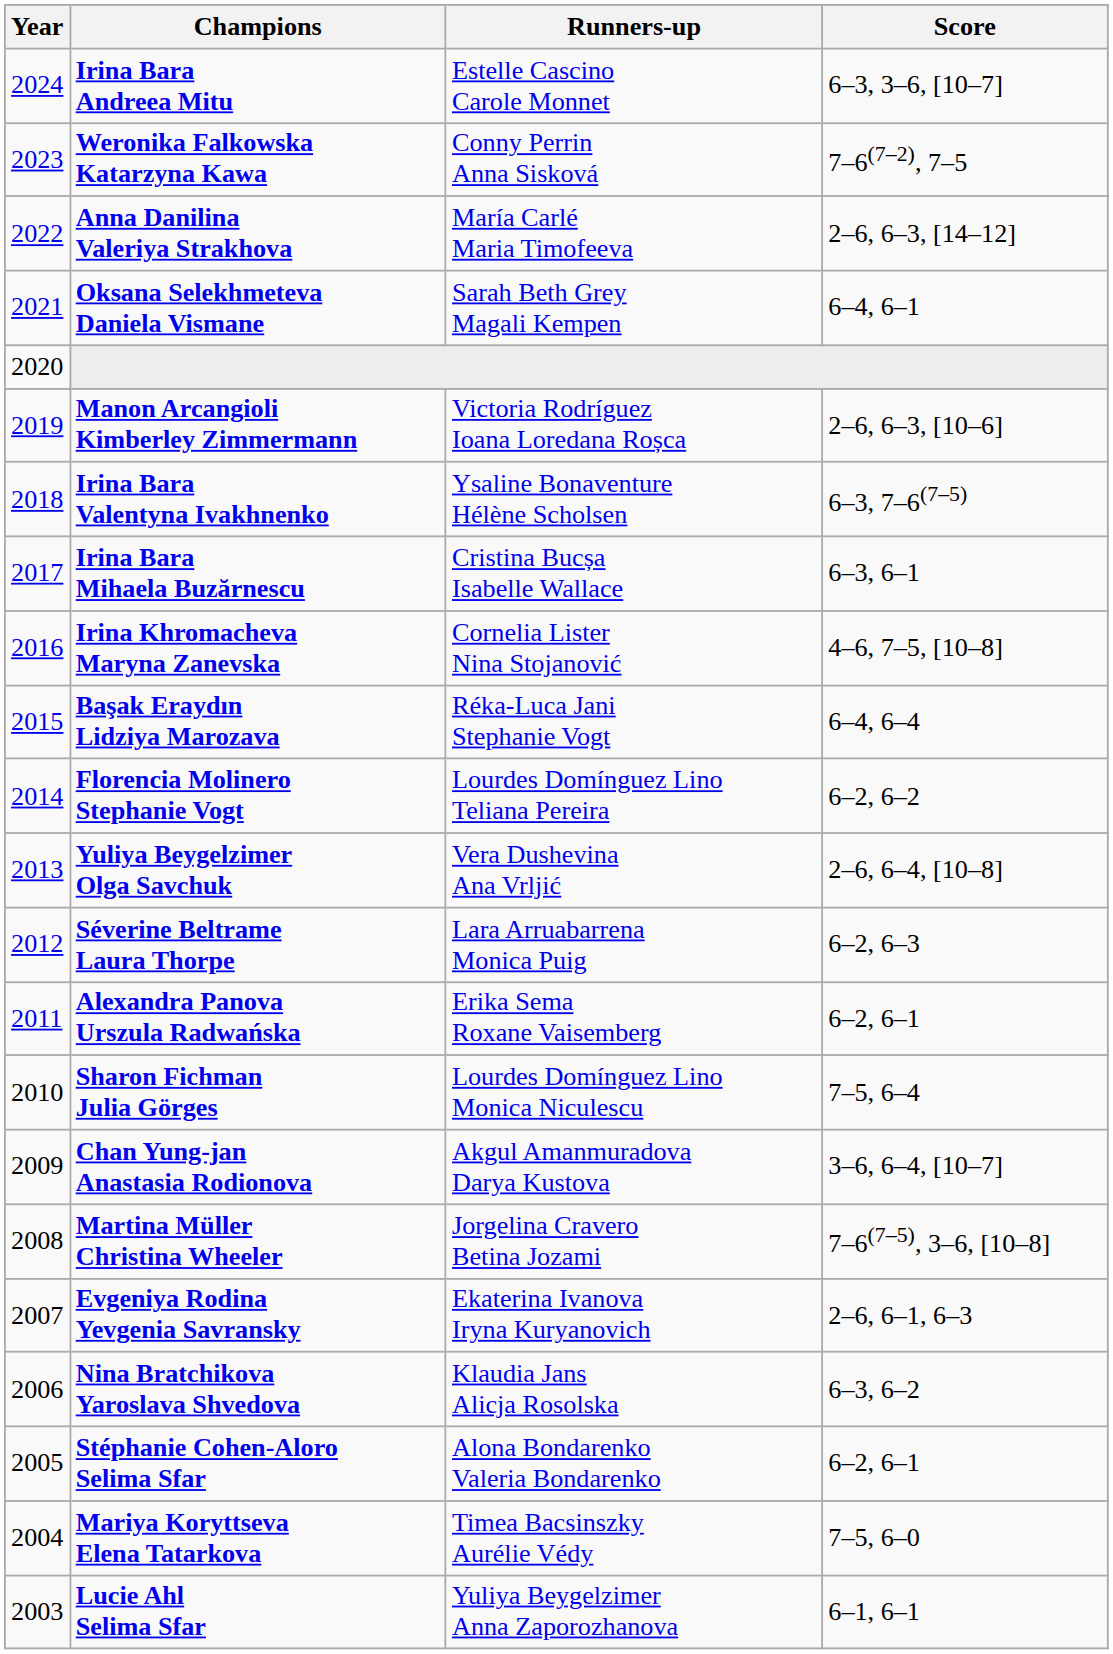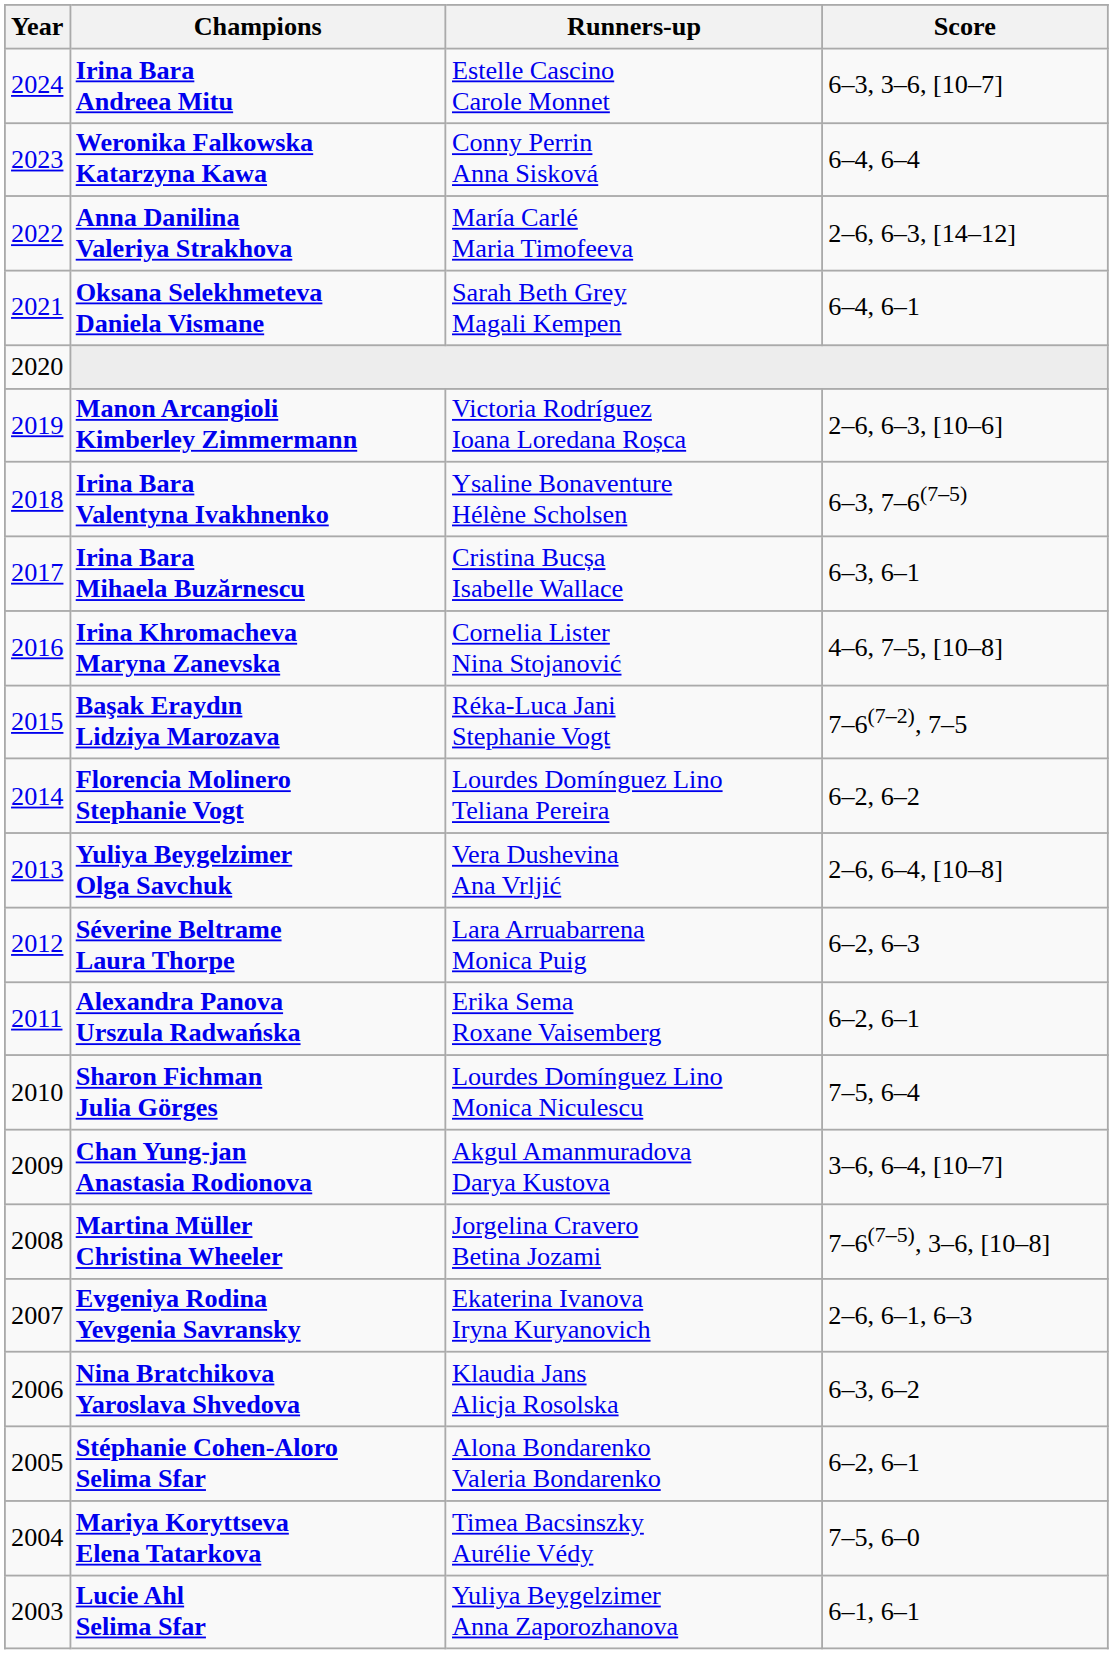(898, 159) 7–6(7–2), 7–5 -> (874, 159) 6–4, 6–4
(874, 721) 6–4, 6–4 -> (898, 721) 7–6(7–2), 7–5
